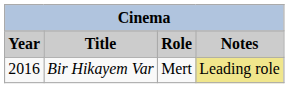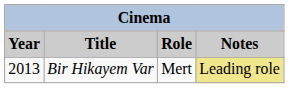(24, 70) 2016 -> (24, 70) 2013
